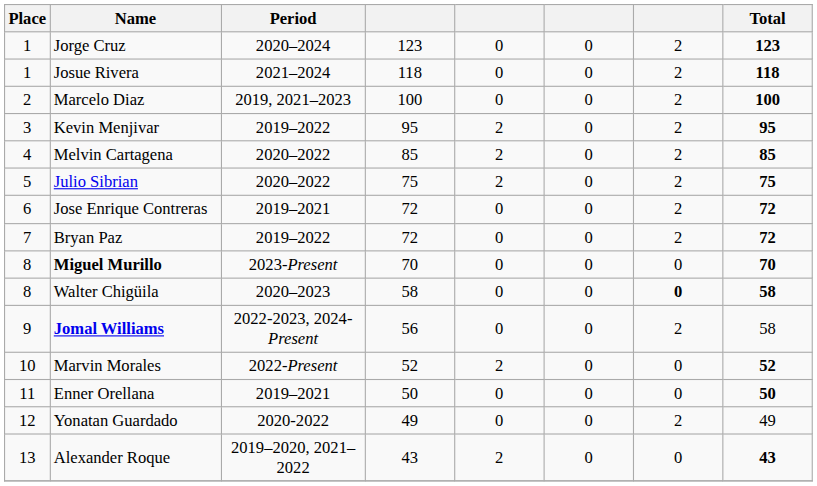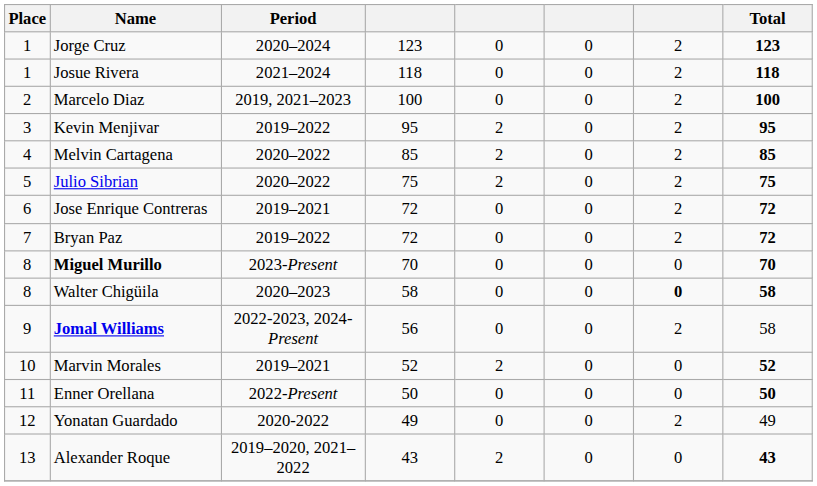(293, 365) 2022-Present -> (293, 365) 2019–2021
(293, 393) 2019–2021 -> (293, 393) 2022-Present
